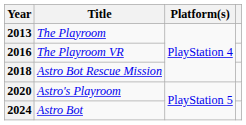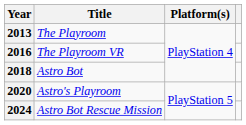(100, 71) Astro Bot Rescue Mission -> (60, 71) Astro Bot
(60, 110) Astro Bot -> (100, 110) Astro Bot Rescue Mission
